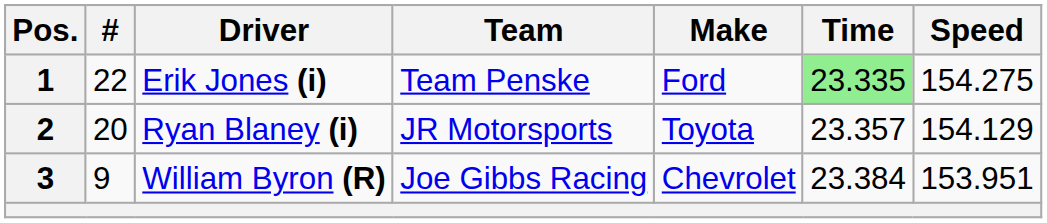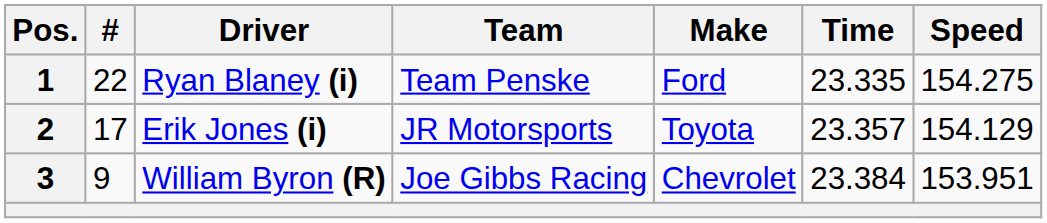(234, 80) Erik Jones (i) -> (250, 80) Ryan Blaney (i)
(858, 80) lightgreen background -> (858, 80) no background
(110, 129) 20 -> (110, 129) 17
(250, 129) Ryan Blaney (i) -> (234, 129) Erik Jones (i)
